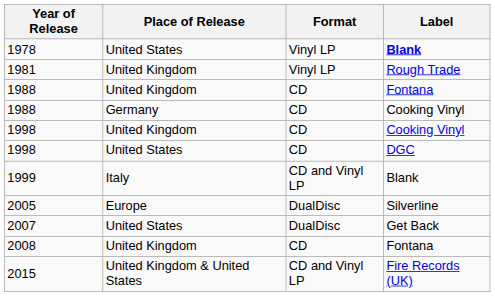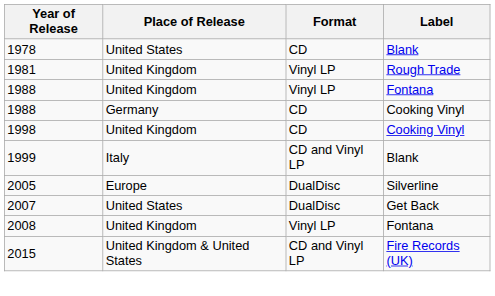(312, 49) Vinyl LP -> (298, 49) CD
(404, 49) bold -> (402, 49) normal
(298, 89) CD -> (312, 89) Vinyl LP
- row: (22, 150)
(298, 246) CD -> (312, 226) Vinyl LP
